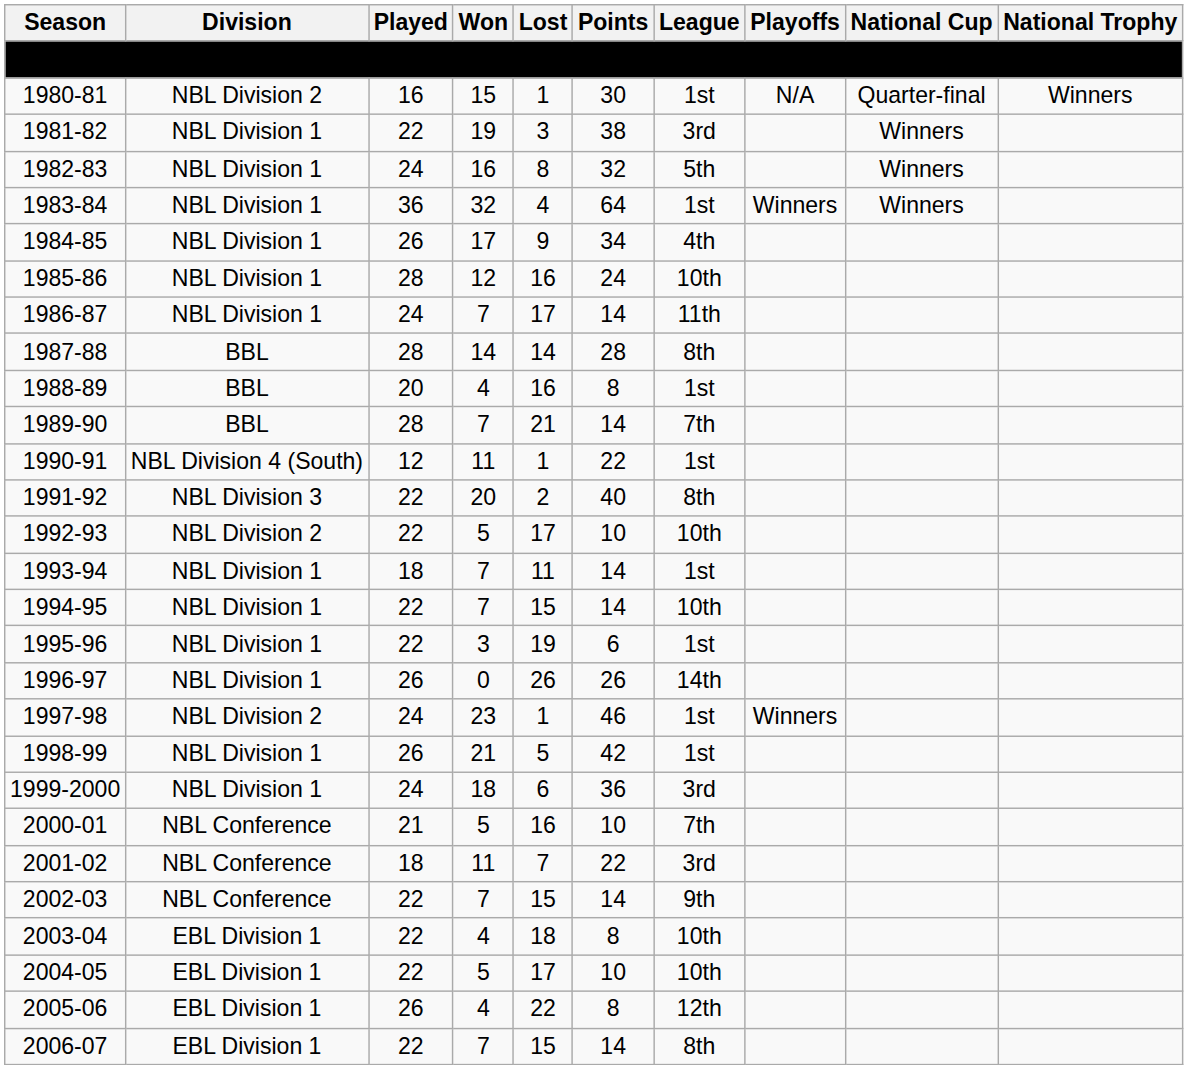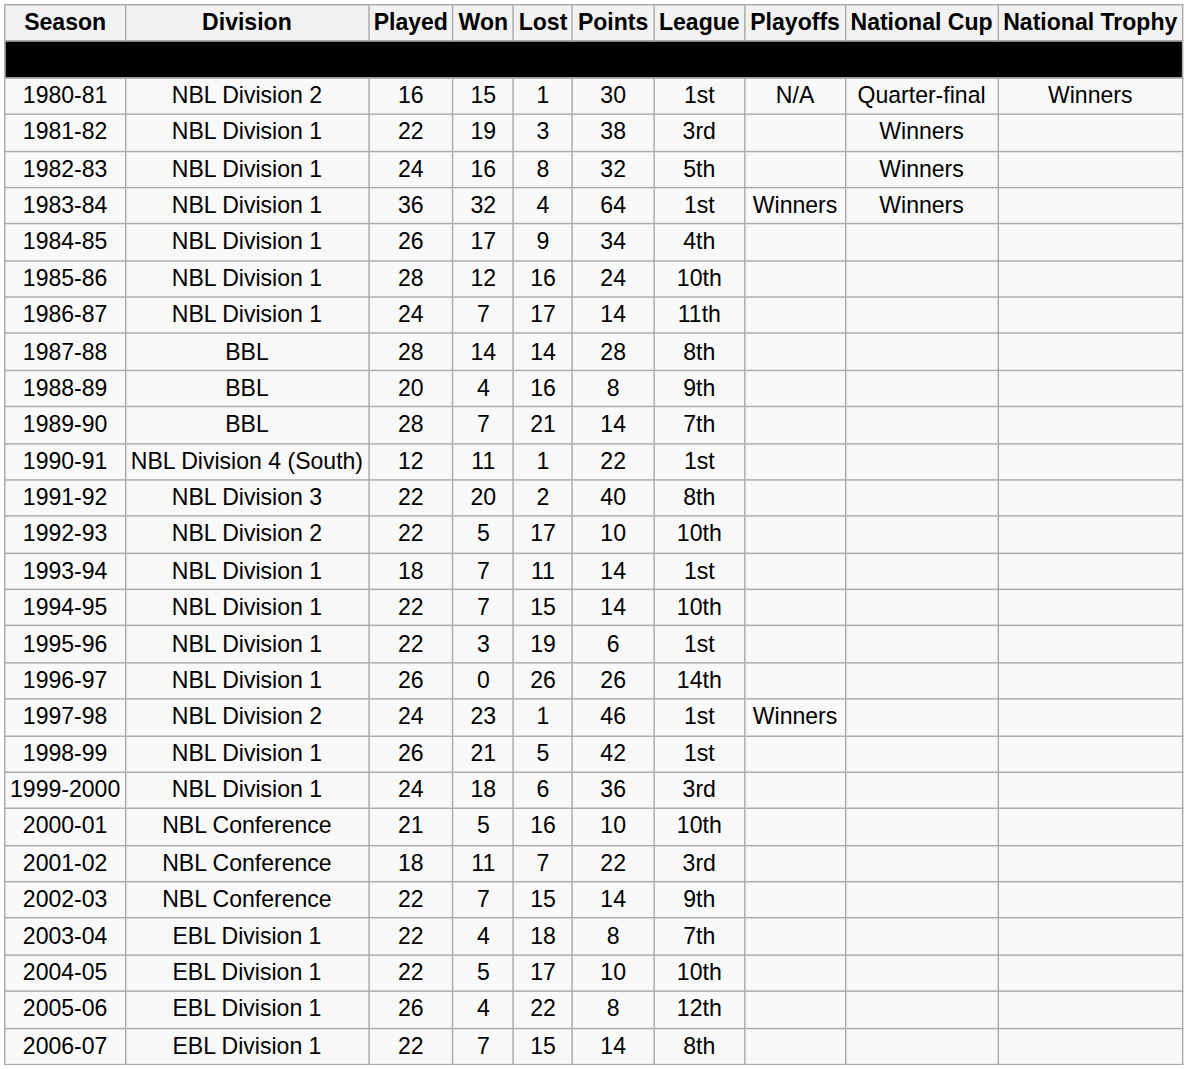(699, 388) 1st -> (699, 388) 9th
(699, 826) 7th -> (699, 826) 10th
(699, 936) 10th -> (699, 936) 7th
